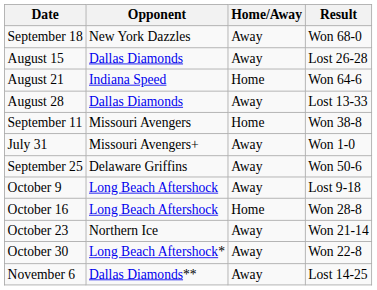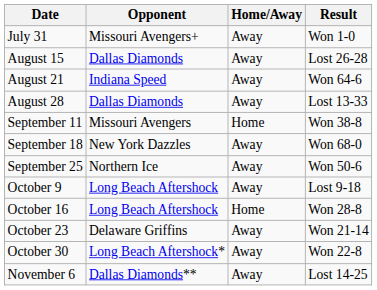rows swapped: (27, 144) <-> (45, 36)
(248, 79) Home -> (247, 79) Away
(138, 166) Delaware Griffins -> (124, 166) Northern Ice
(124, 230) Northern Ice -> (138, 230) Delaware Griffins
